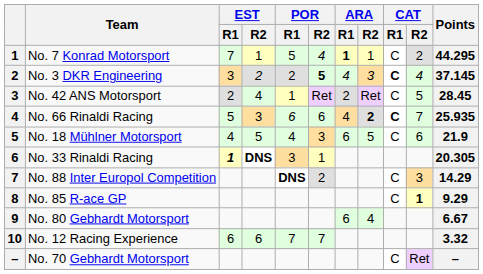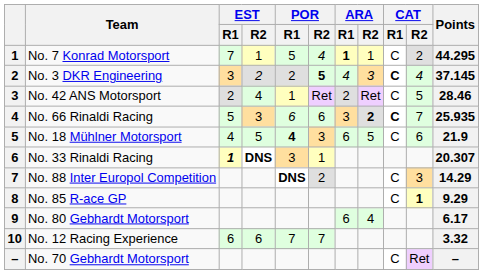(455, 96) 28.45 -> (455, 96) 28.46
(346, 116) 4 -> (346, 116) 3
(292, 136) normal -> (292, 136) bold
(455, 157) 20.305 -> (455, 157) 20.307
(455, 218) 6.67 -> (455, 218) 6.17
